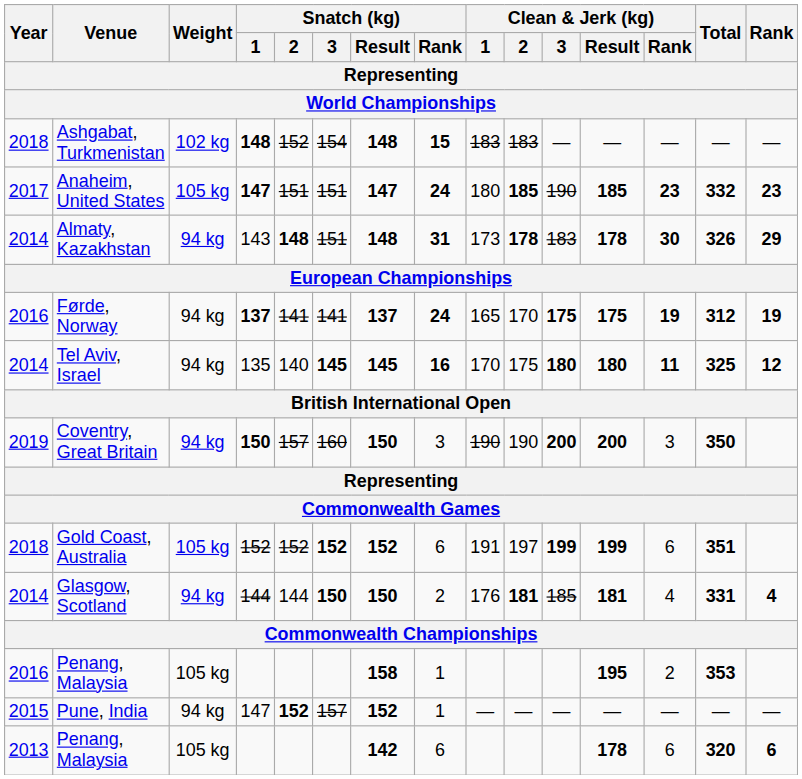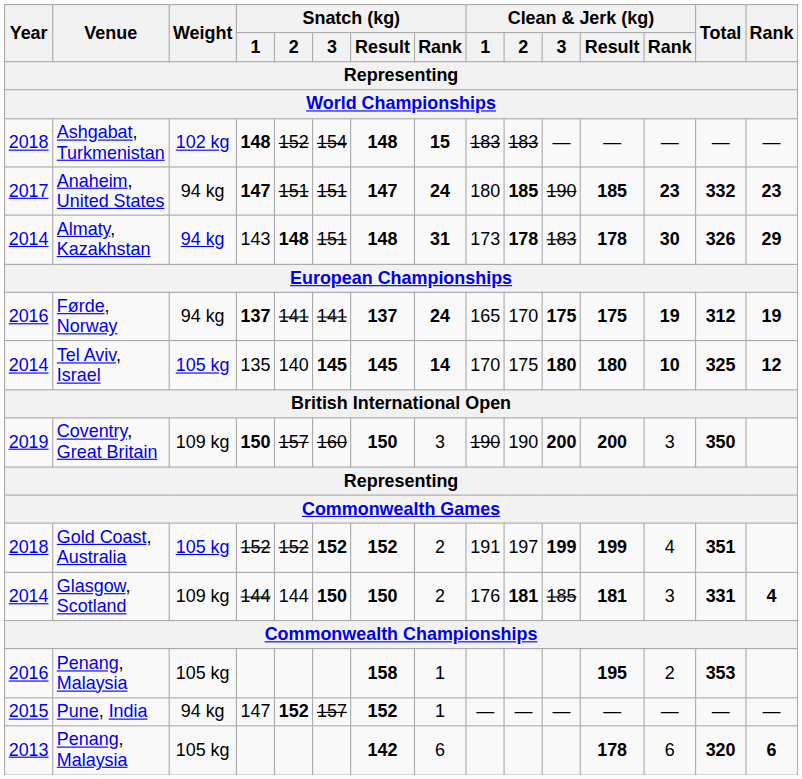(203, 191) 105 kg -> (203, 191) 94 kg
(203, 365) 94 kg -> (203, 365) 105 kg
(440, 365) 16 -> (440, 365) 14
(670, 365) 11 -> (670, 365) 10
(203, 442) 94 kg -> (203, 442) 109 kg
(440, 547) 6 -> (440, 547) 2
(670, 547) 6 -> (670, 547) 4
(203, 596) 94 kg -> (203, 596) 109 kg
(670, 596) 4 -> (670, 596) 3
